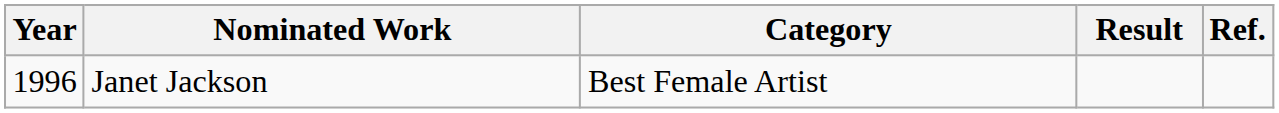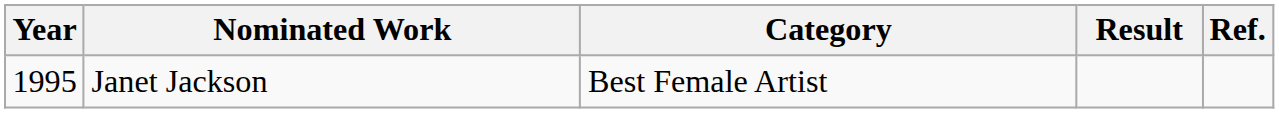(45, 81) 1996 -> (45, 81) 1995
